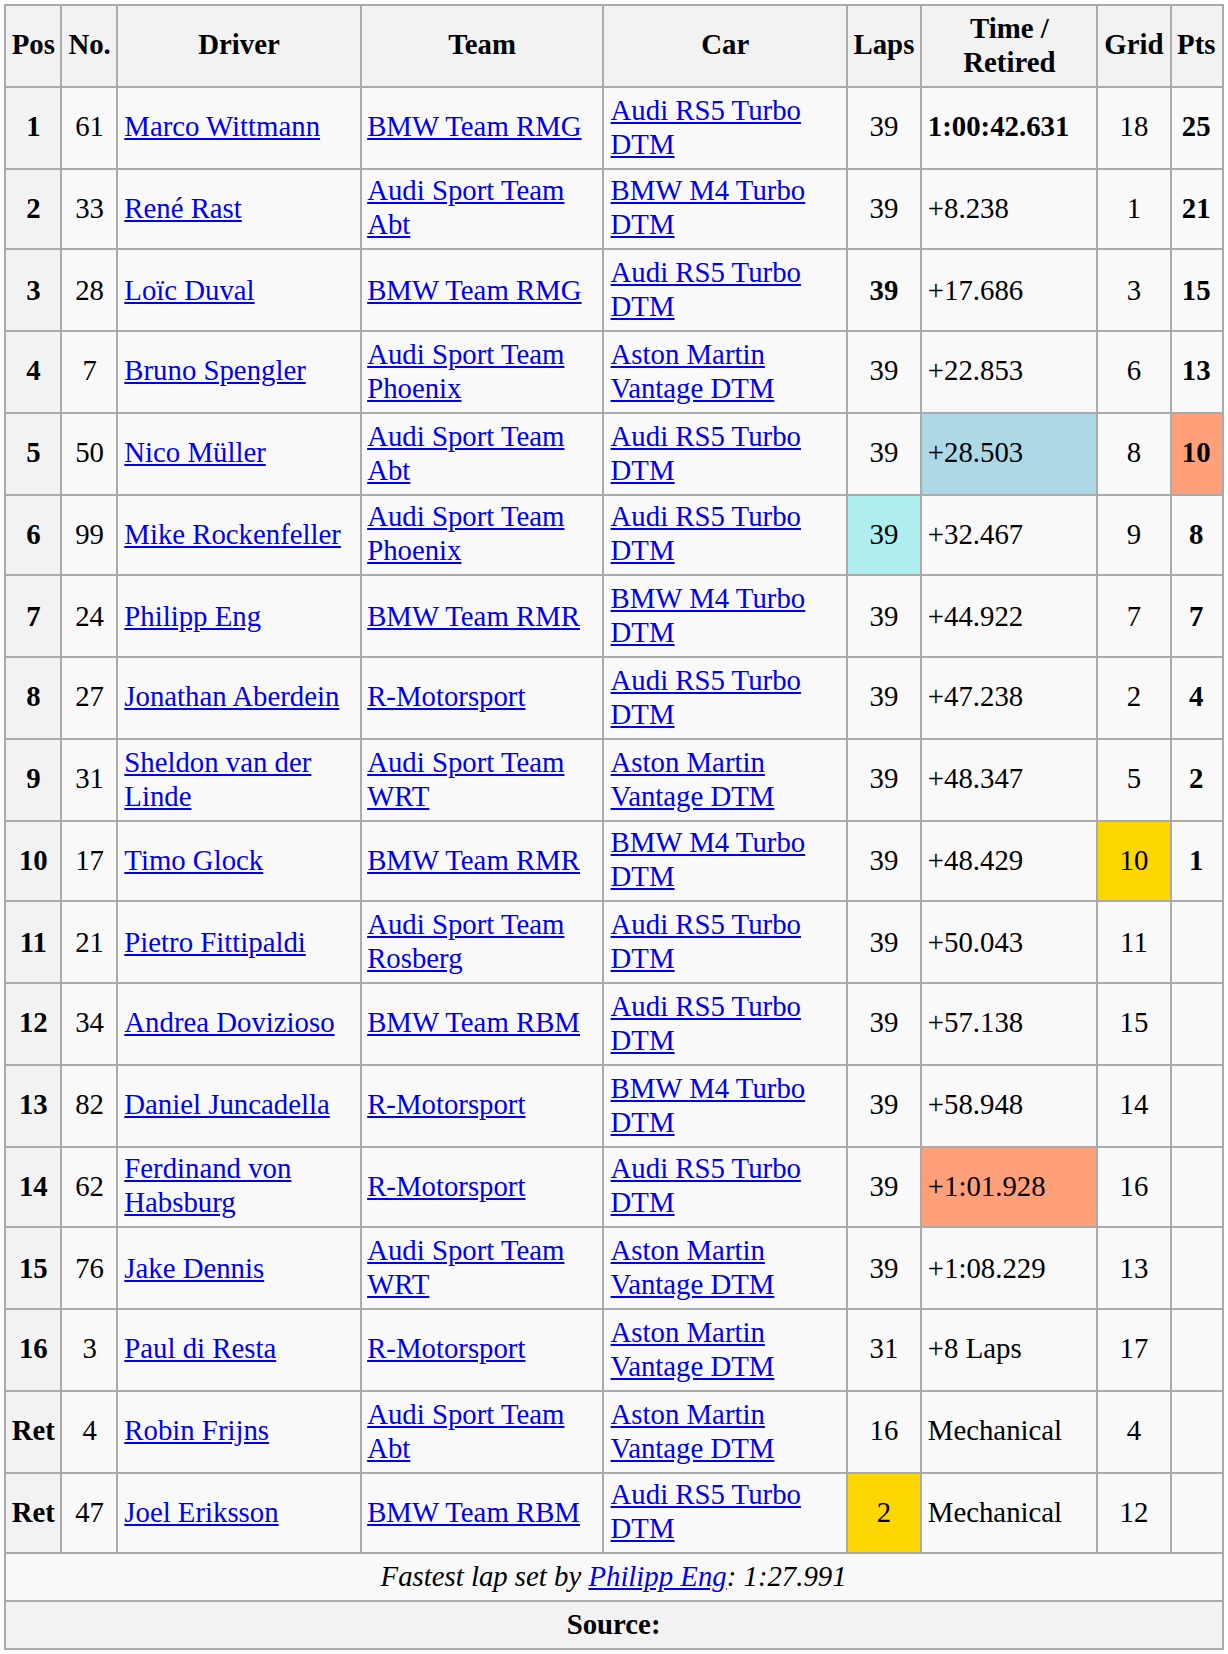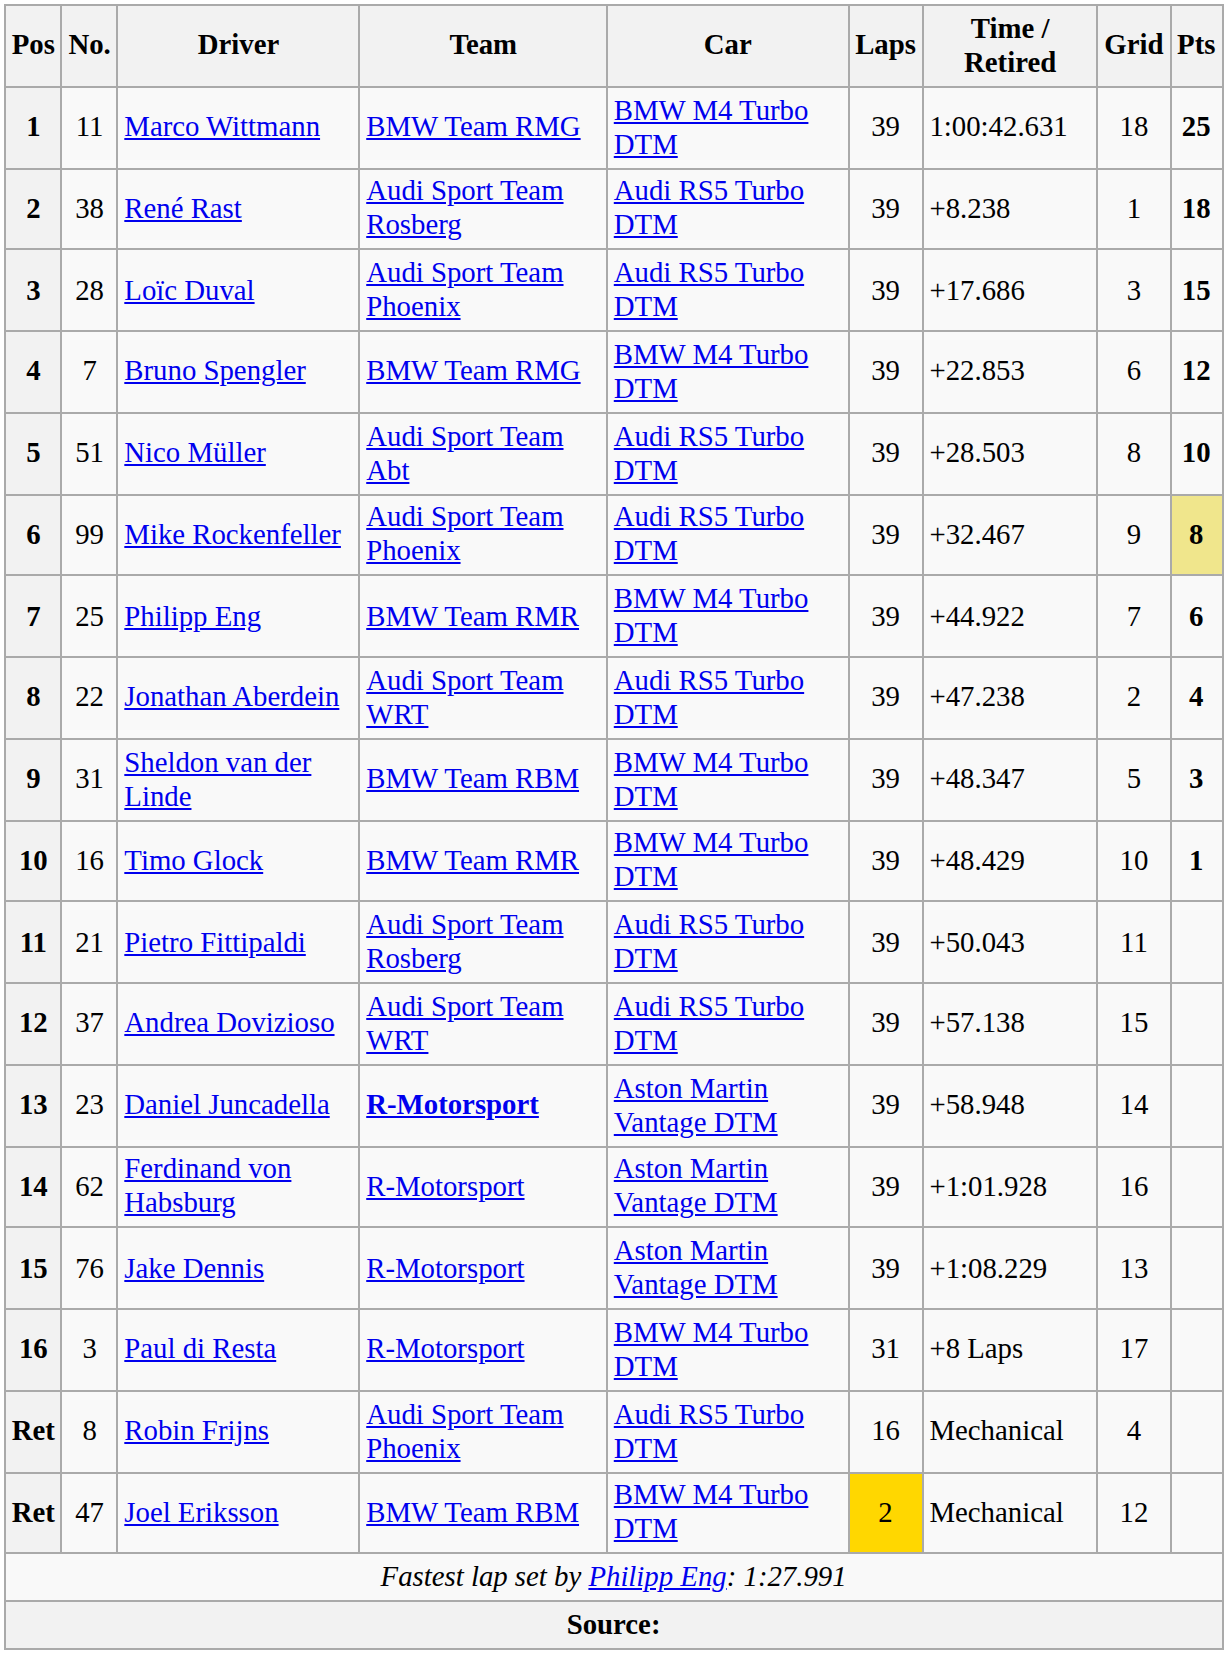(90, 127) 61 -> (90, 127) 11
(706, 127) Audi RS5 Turbo DTM -> (711, 127) BMW M4 Turbo DTM
(999, 127) bold -> (999, 127) normal
(90, 208) 33 -> (90, 208) 38
(466, 208) Audi Sport Team Abt -> (465, 208) Audi Sport Team Rosberg
(708, 208) BMW M4 Turbo DTM -> (709, 208) Audi RS5 Turbo DTM
(1196, 208) 21 -> (1196, 208) 18
(474, 290) BMW Team RMG -> (465, 290) Audi Sport Team Phoenix
(884, 290) bold -> (886, 290) normal
(466, 371) Audi Sport Team Phoenix -> (473, 371) BMW Team RMG
(692, 371) Aston Martin Vantage DTM -> (711, 371) BMW M4 Turbo DTM
(1196, 371) 13 -> (1196, 371) 12
(90, 453) 50 -> (90, 453) 51
(976, 453) lightblue background -> (977, 453) no background
(1196, 453) lightsalmon background -> (1196, 453) no background
(884, 534) paleturquoise background -> (886, 534) no background
(1196, 534) no background -> (1196, 534) khaki background
(90, 616) 24 -> (90, 616) 25
(1196, 616) 7 -> (1196, 616) 6
(90, 697) 27 -> (90, 697) 22
(446, 697) R-Motorsport -> (465, 697) Audi Sport Team WRT
(466, 779) Audi Sport Team WRT -> (473, 779) BMW Team RBM
(692, 779) Aston Martin Vantage DTM -> (711, 779) BMW M4 Turbo DTM
(1196, 779) 2 -> (1196, 779) 3
(90, 860) 17 -> (90, 860) 16
(1134, 860) gold background -> (1134, 860) no background
(90, 1023) 34 -> (90, 1023) 37
(474, 1023) BMW Team RBM -> (465, 1023) Audi Sport Team WRT
(90, 1105) 82 -> (90, 1105) 23
(446, 1105) normal -> (453, 1105) bold
(708, 1105) BMW M4 Turbo DTM -> (696, 1105) Aston Martin Vantage DTM
(706, 1186) Audi RS5 Turbo DTM -> (696, 1186) Aston Martin Vantage DTM
(987, 1186) lightsalmon background -> (988, 1186) no background
(466, 1268) Audi Sport Team WRT -> (445, 1268) R-Motorsport
(692, 1349) Aston Martin Vantage DTM -> (711, 1349) BMW M4 Turbo DTM
(90, 1431) 4 -> (90, 1431) 8
(466, 1431) Audi Sport Team Abt -> (465, 1431) Audi Sport Team Phoenix
(692, 1431) Aston Martin Vantage DTM -> (709, 1431) Audi RS5 Turbo DTM
(706, 1512) Audi RS5 Turbo DTM -> (711, 1512) BMW M4 Turbo DTM
